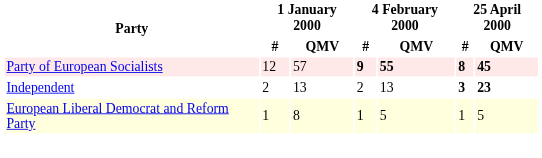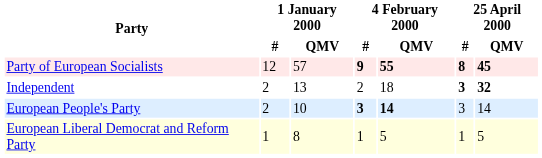(387, 87) 13 -> (387, 87) 18
(484, 87) 23 -> (484, 87) 32
+ row: (73, 108)
